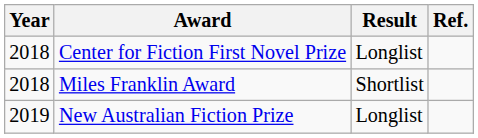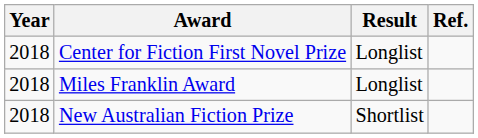(390, 84) Shortlist -> (389, 84) Longlist
(29, 116) 2019 -> (29, 116) 2018
(389, 116) Longlist -> (390, 116) Shortlist
